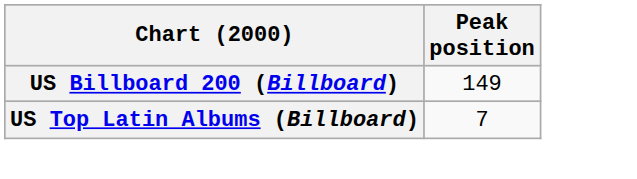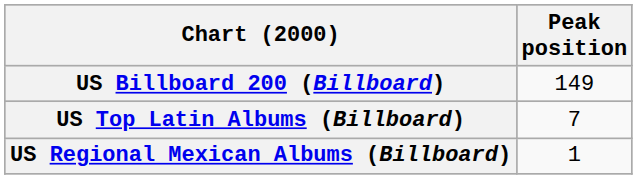+ row: (261, 156)
